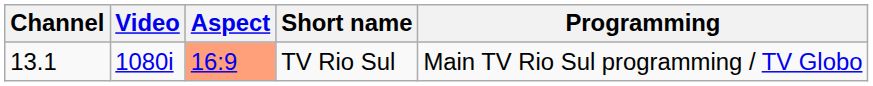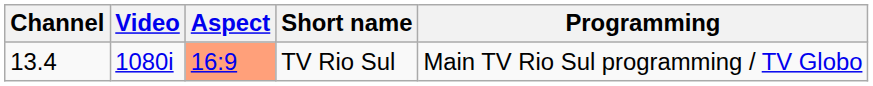(33, 61) 13.1 -> (33, 61) 13.4
